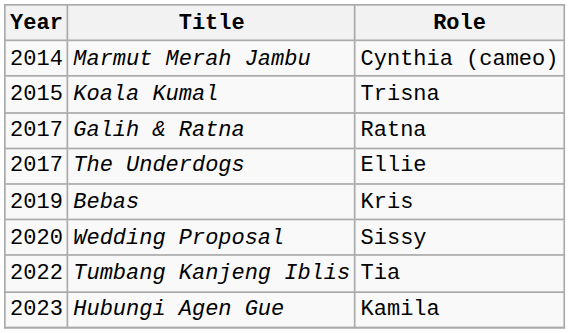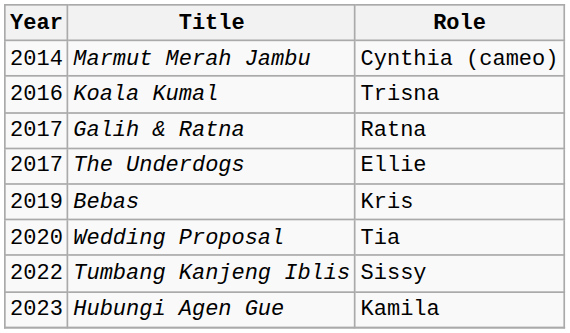(36, 94) 2015 -> (36, 94) 2016
(394, 238) Sissy -> (380, 238) Tia
(380, 273) Tia -> (394, 273) Sissy
